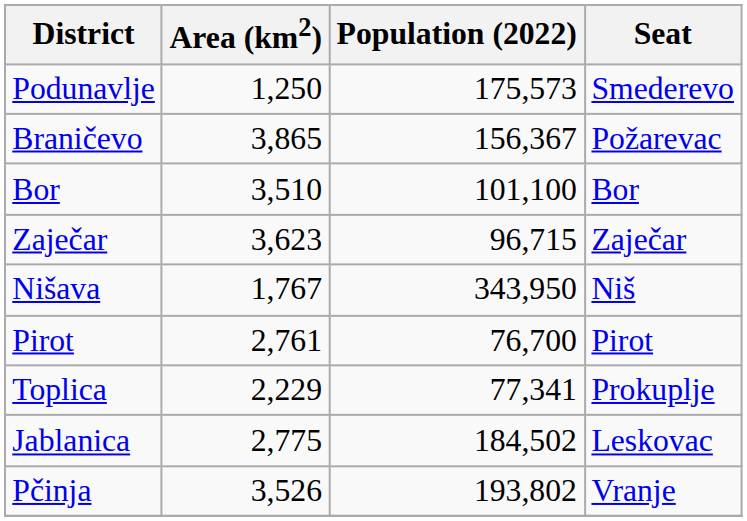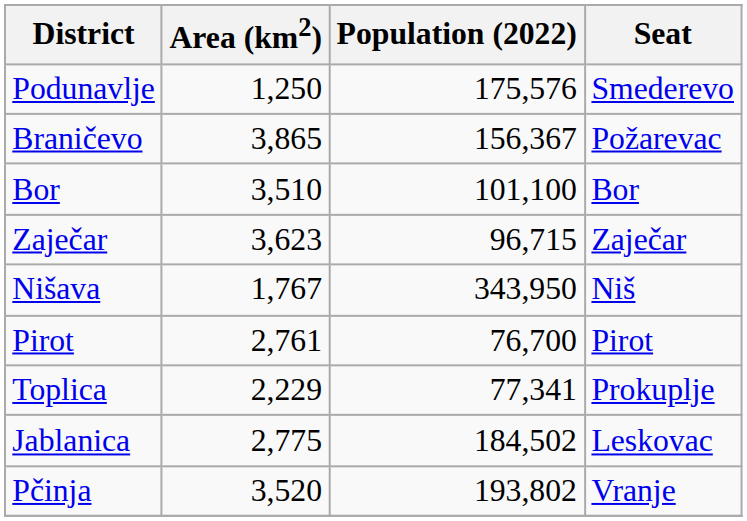(525, 88) 175,573 -> (525, 88) 175,576
(286, 490) 3,526 -> (286, 490) 3,520
